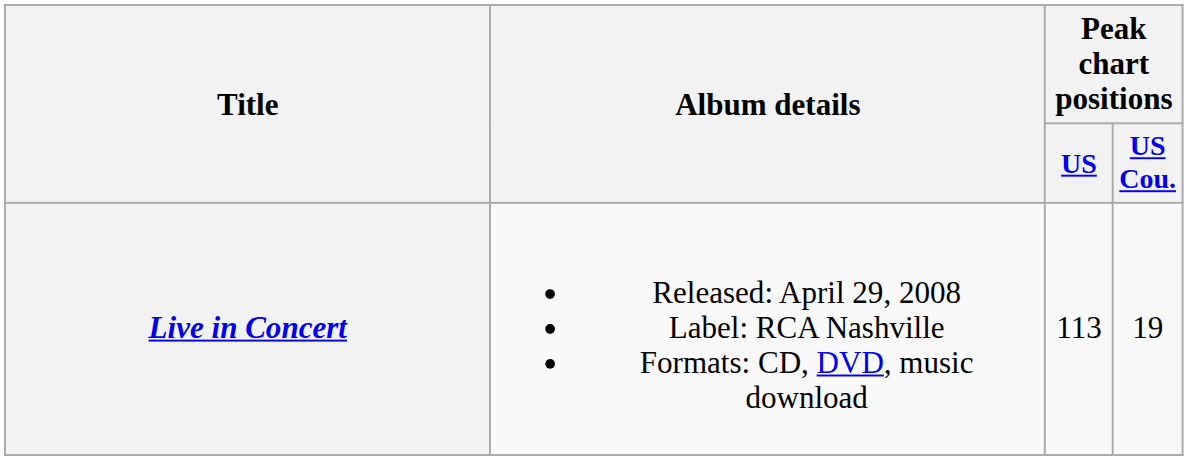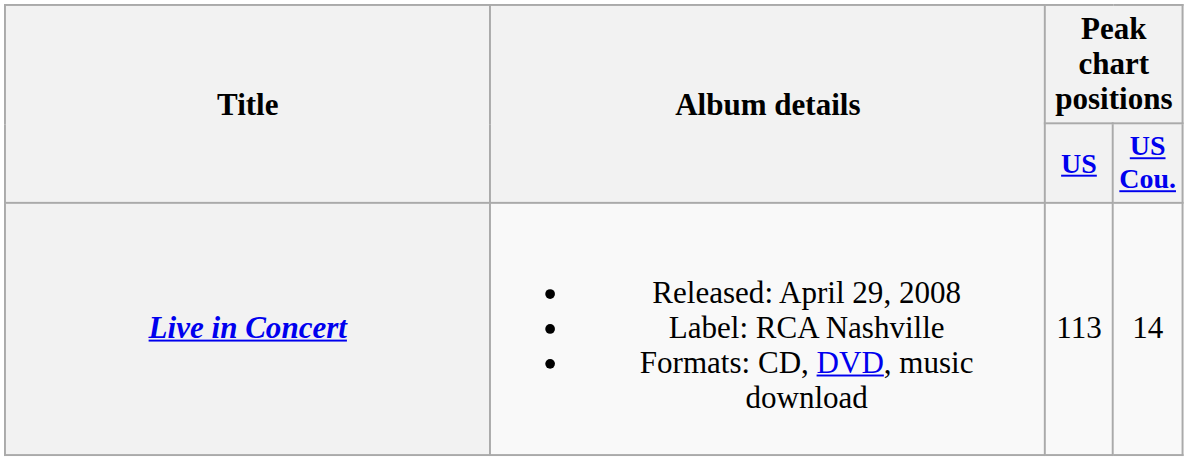(1148, 328) 19 -> (1148, 328) 14
